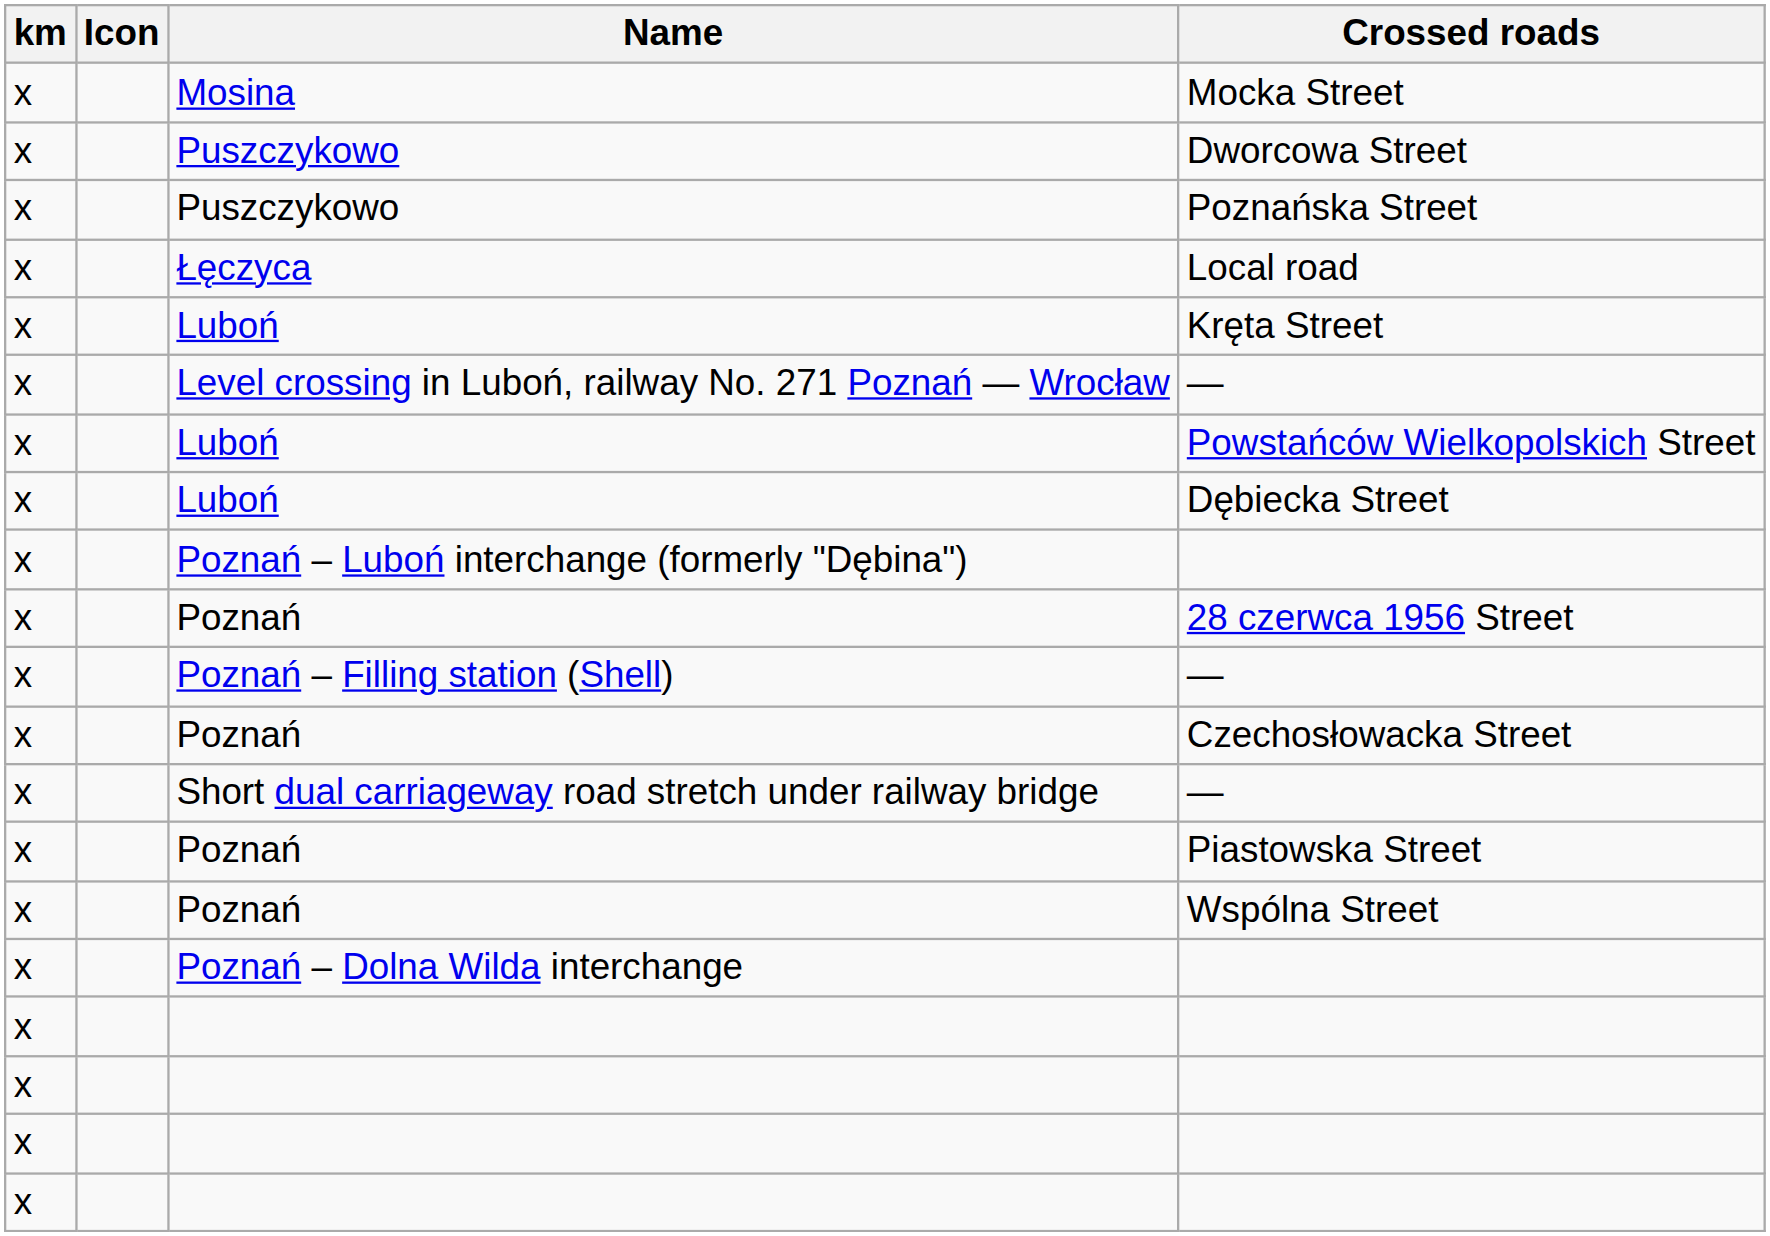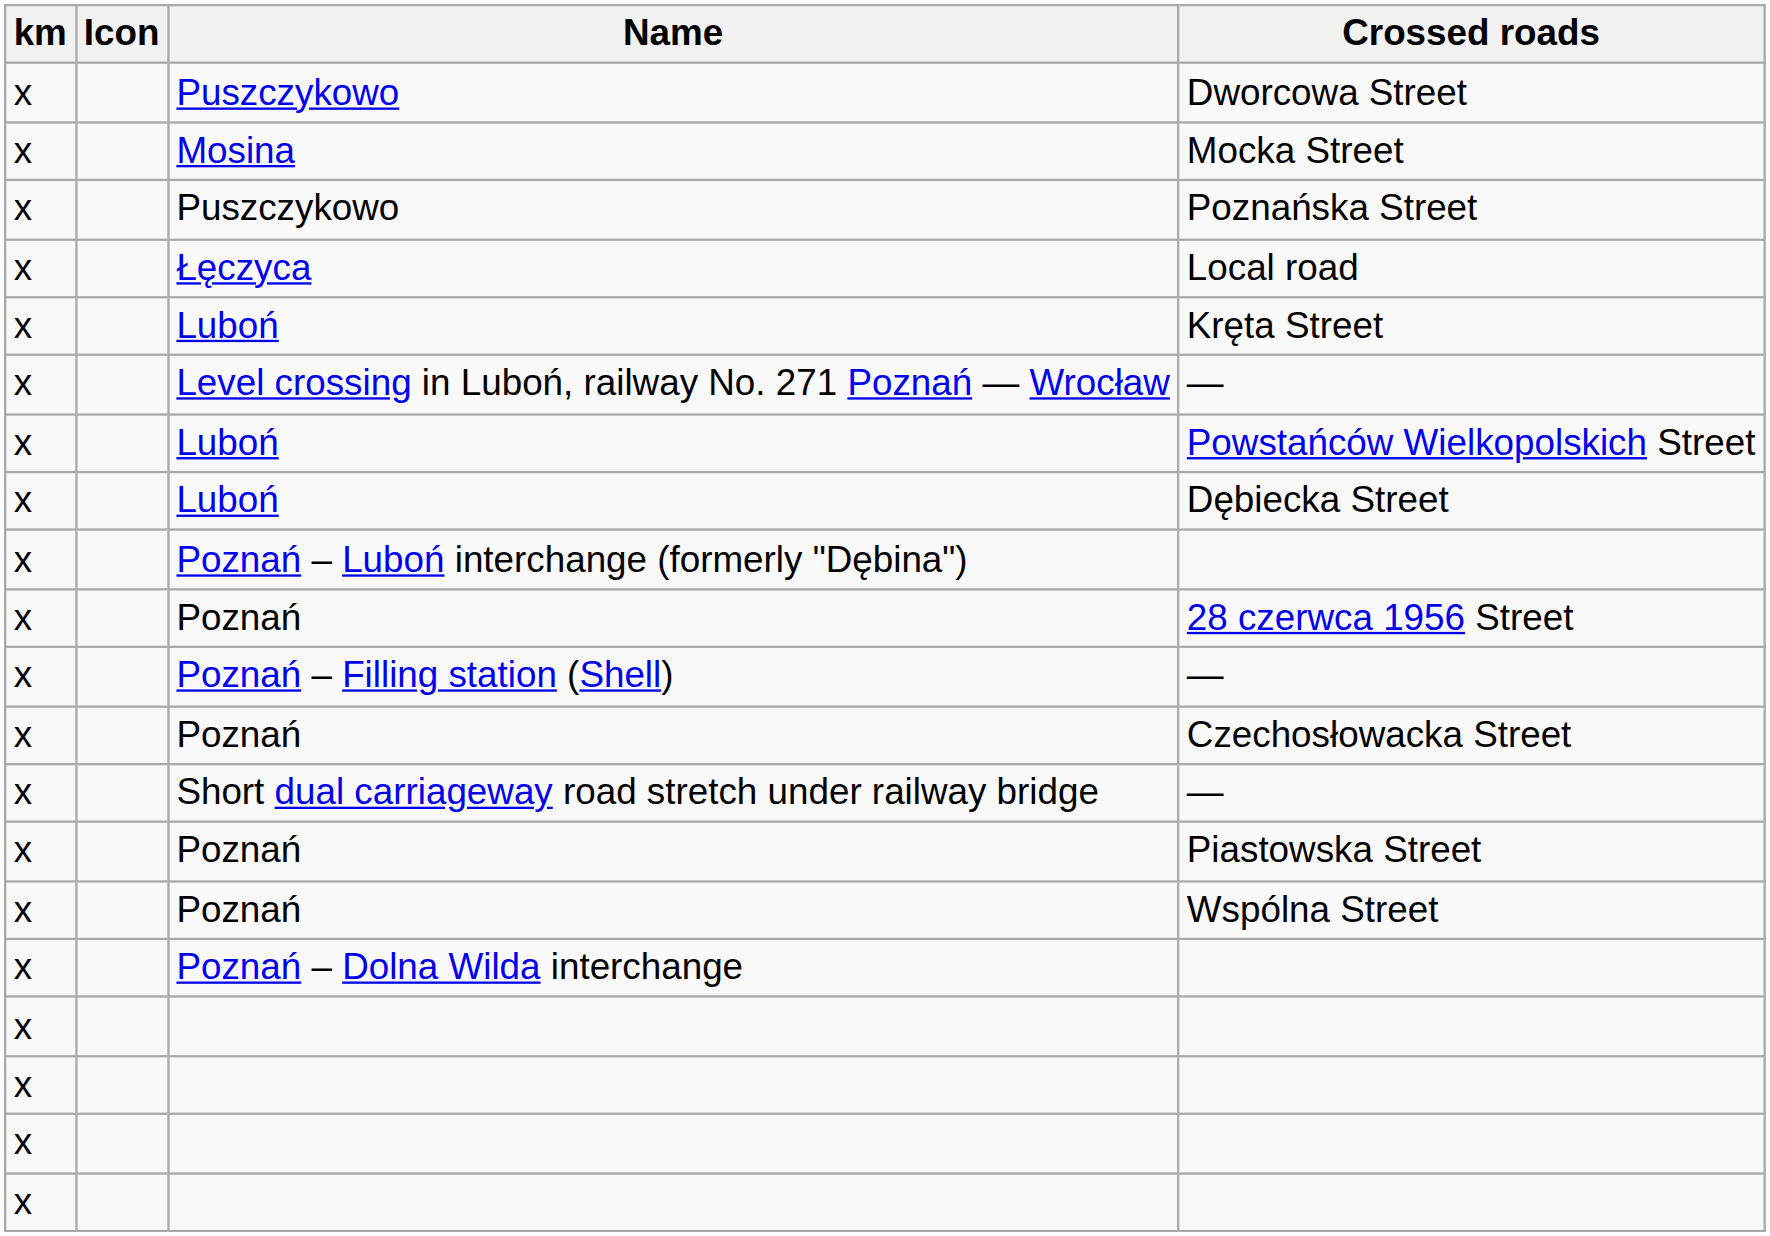rows swapped: (236, 92) <-> (288, 150)
